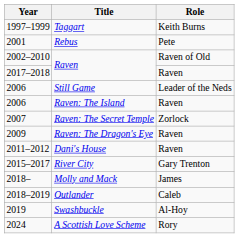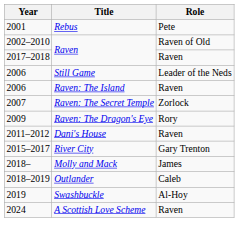- row: (28, 27)
(171, 133) Raven -> (168, 118) Rory
(168, 225) Rory -> (171, 210) Raven
